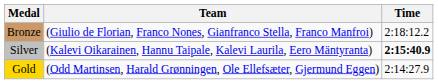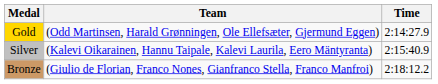rows swapped: (24, 69) <-> (24, 32)
(407, 50) bold -> (407, 50) normal
